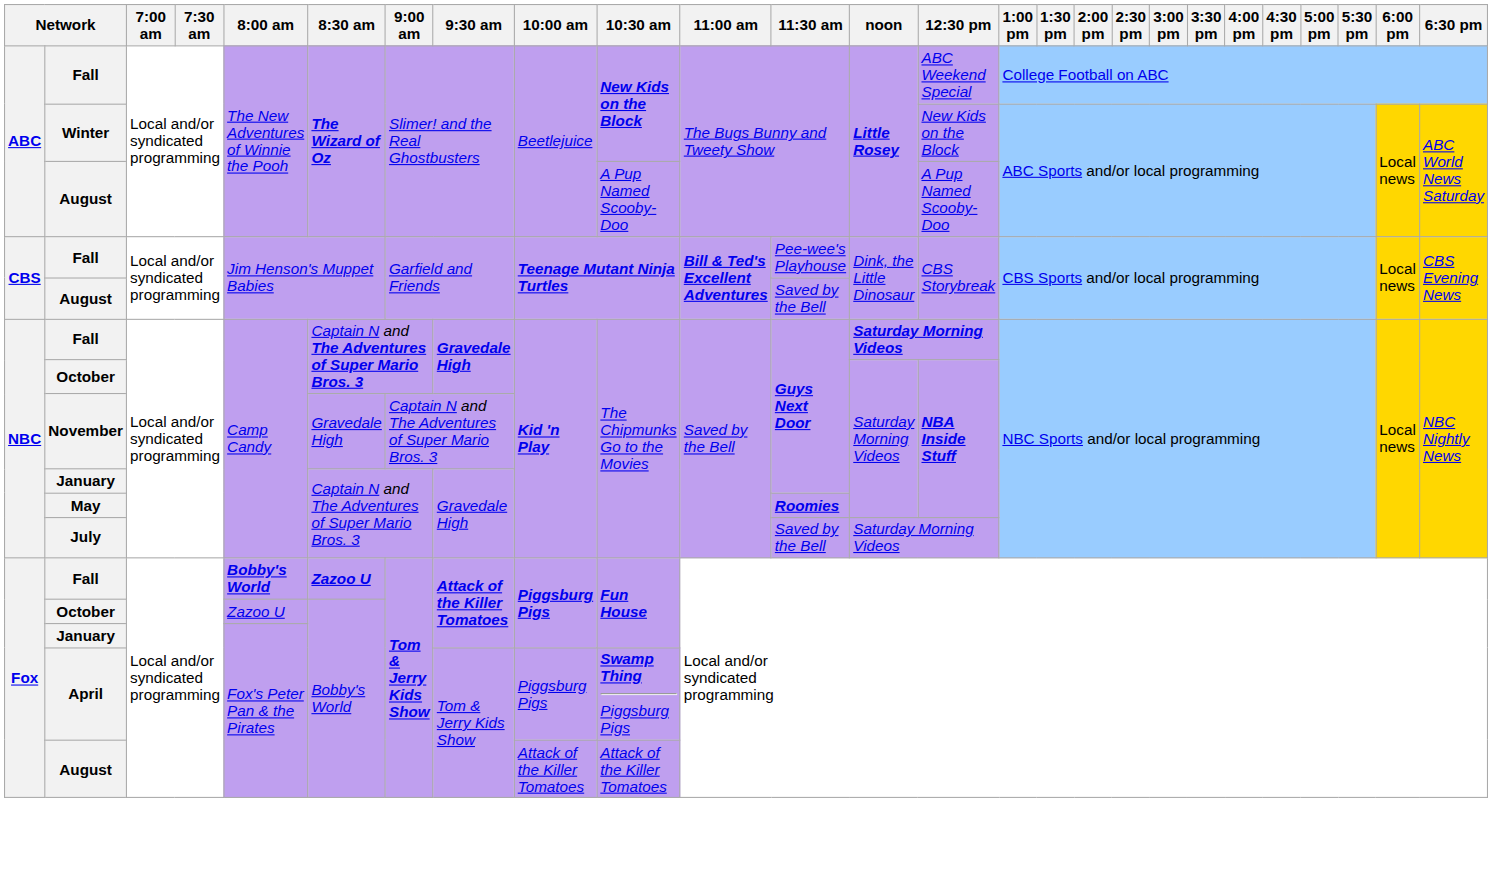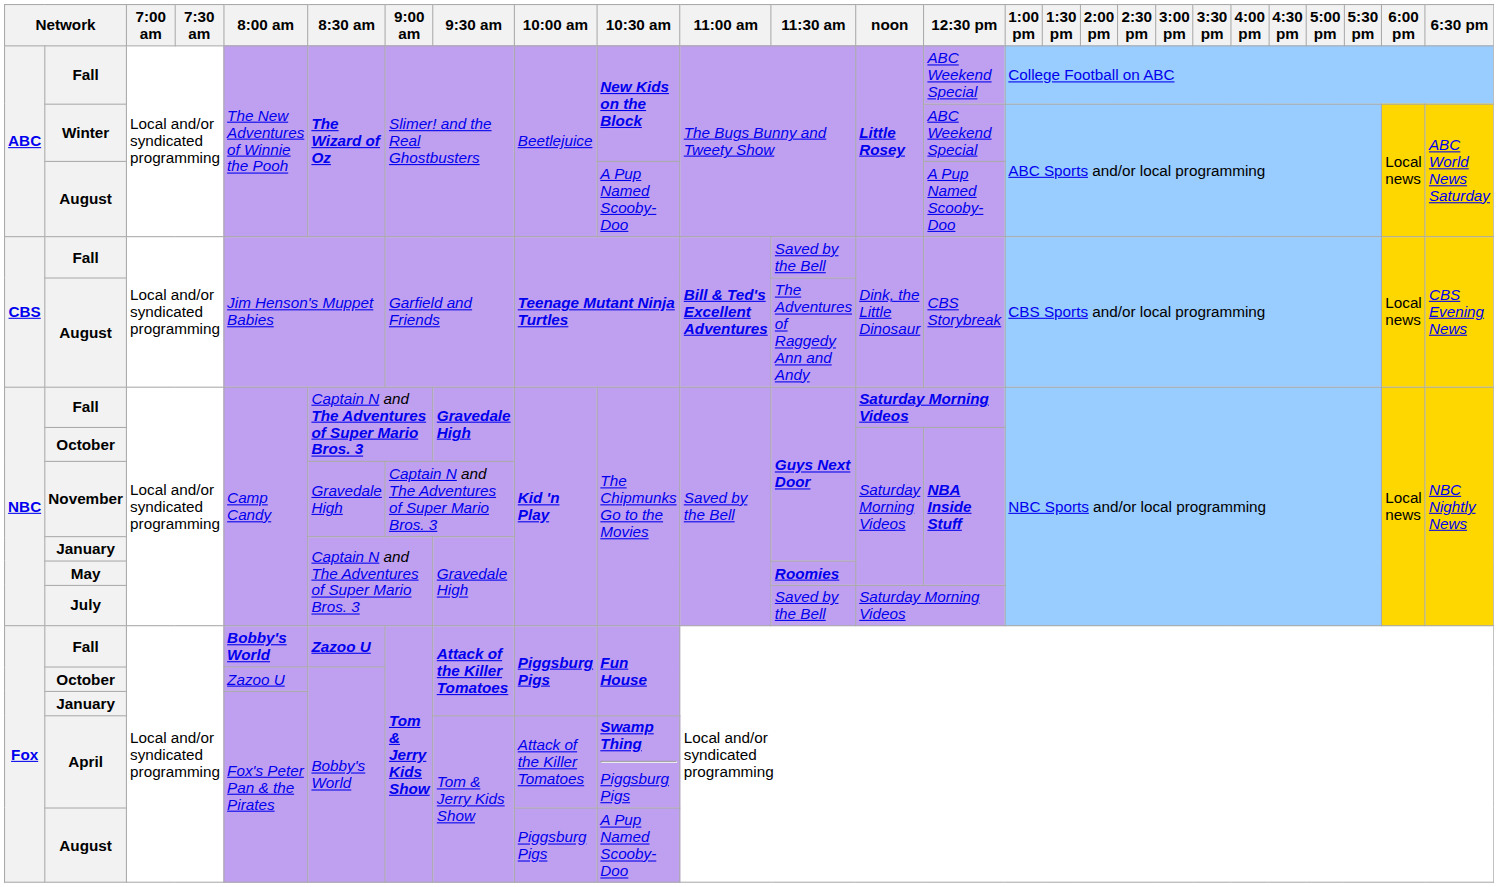(954, 133) New Kids on the Block -> (959, 133) ABC Weekend Special
(810, 258) Pee-wee's Playhouse -> (807, 258) Saved by the Bell
(807, 299) Saved by the Bell -> (813, 333) The Adventures of Raggedy Ann and Andy
(552, 694) Piggsburg Pigs -> (551, 762) Attack of the Killer Tomatoes
(551, 769) Attack of the Killer Tomatoes -> (552, 846) Piggsburg Pigs
(634, 769) Attack of the Killer Tomatoes -> (628, 846) A Pup Named Scooby-Doo
